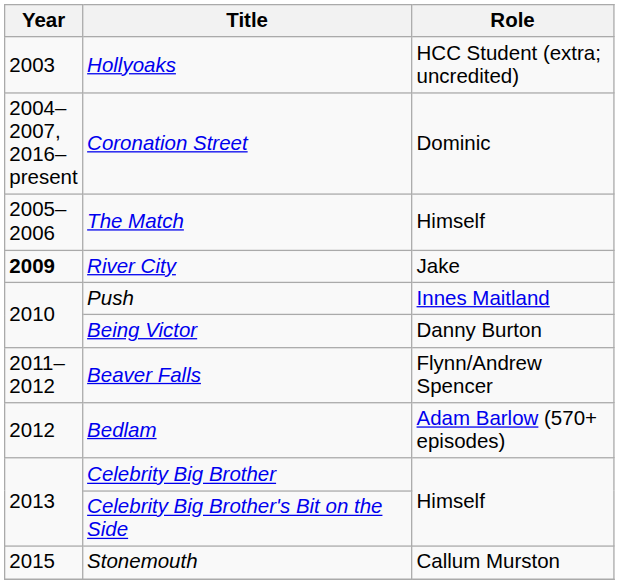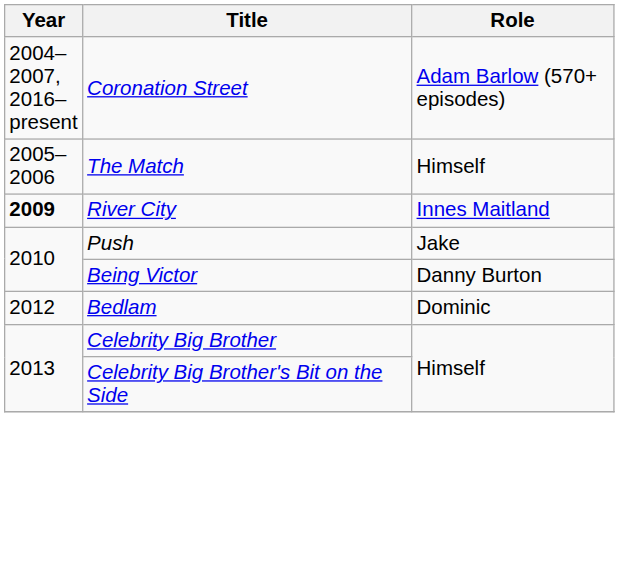- row: (132, 64)
(454, 143) Dominic -> (507, 87) Adam Barlow (570+ episodes)
(438, 265) Jake -> (483, 210) Innes Maitland
(483, 298) Innes Maitland -> (438, 242) Jake
- row: (144, 374)
(507, 430) Adam Barlow (570+ episodes) -> (454, 307) Dominic
- row: (142, 562)
